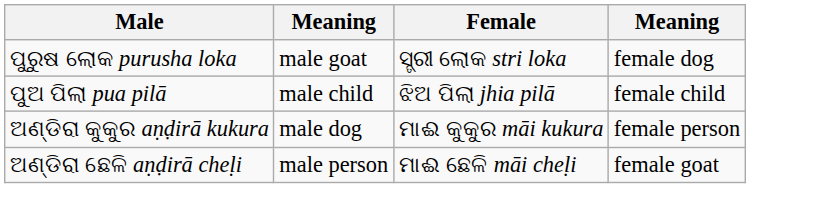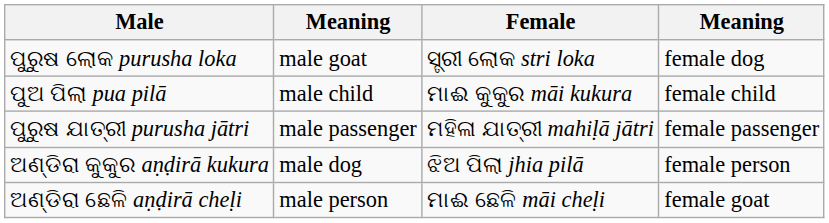(477, 93) ଝିଅ ପିଲା jhia pilā -> (530, 93) ମାଈ କୁକୁର māi kukura
+ row: (130, 128)
(501, 128) ମାଈ କୁକୁର māi kukura -> (505, 164) ଝିଅ ପିଲା jhia pilā
